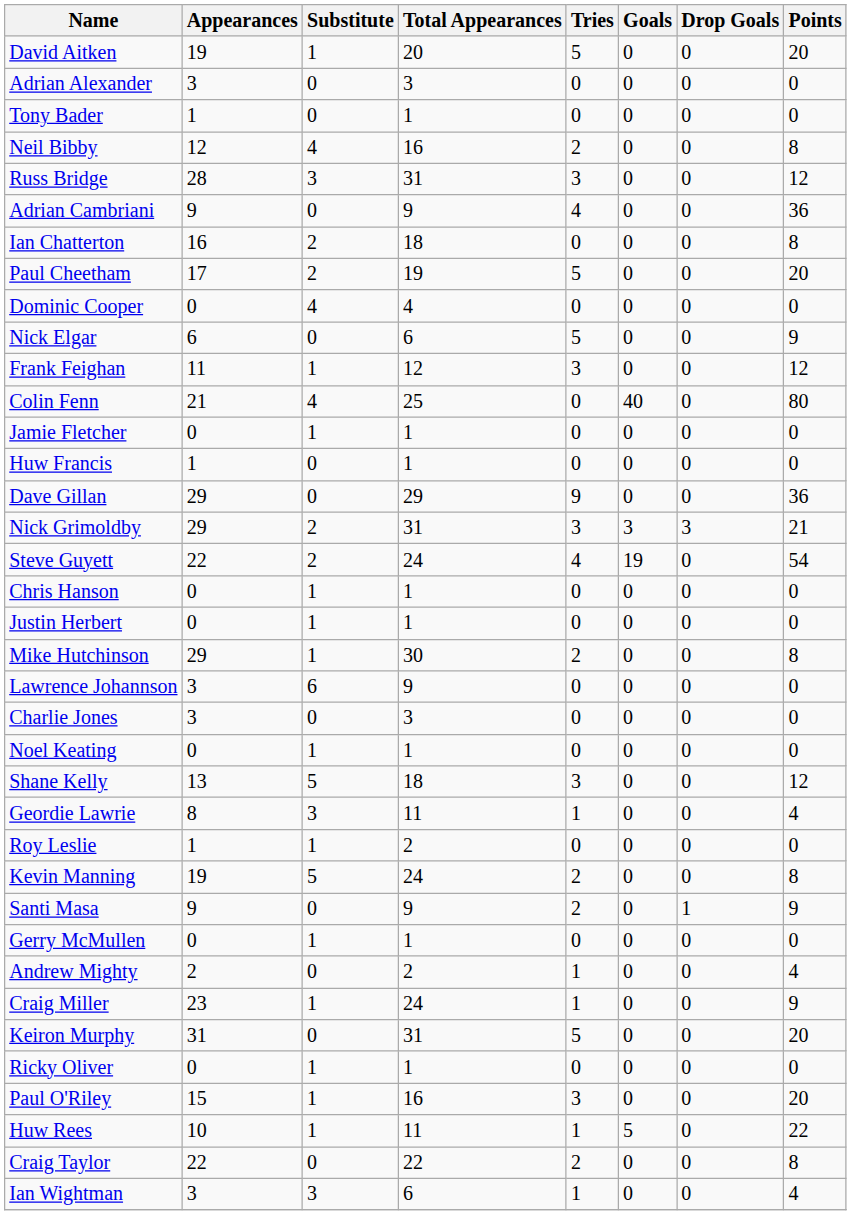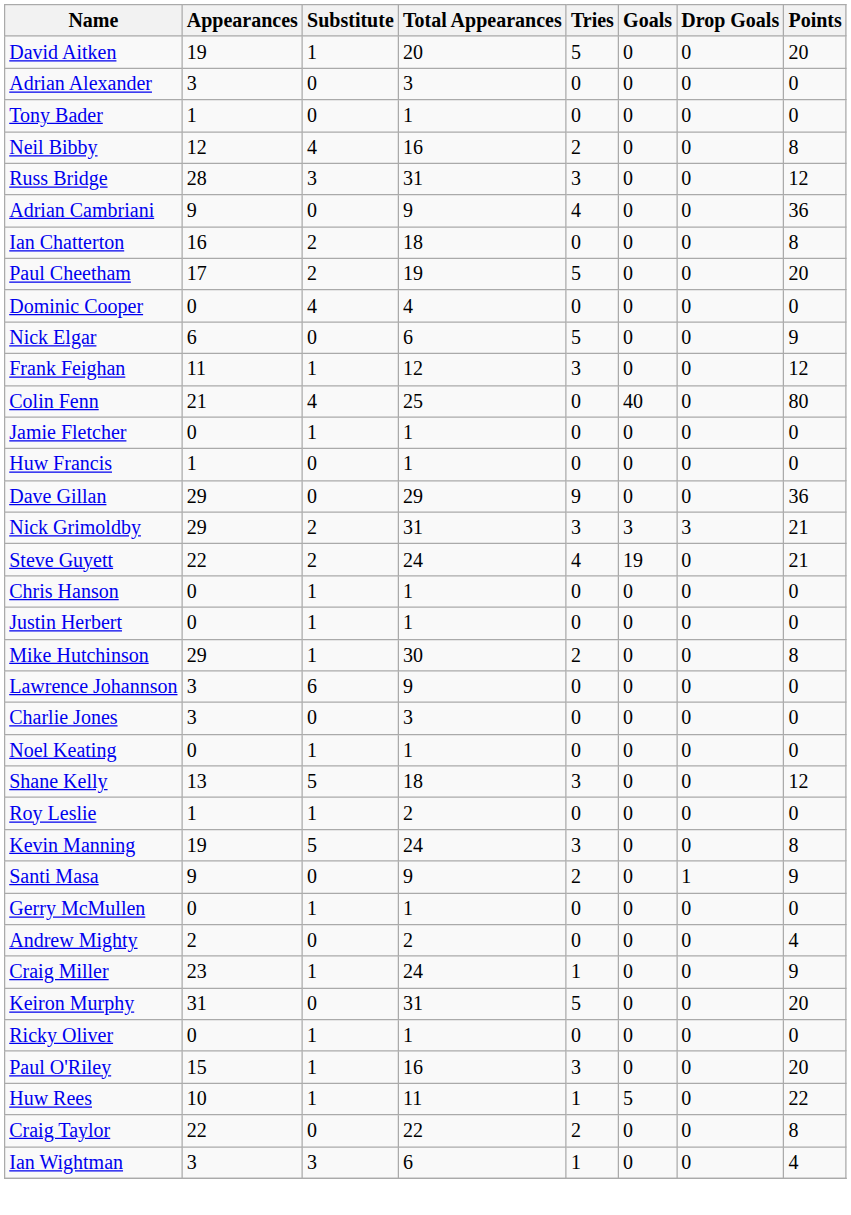(798, 559) 54 -> (798, 559) 21
- row: (72, 813)
(576, 876) 2 -> (576, 845) 3
(576, 971) 1 -> (576, 940) 0
